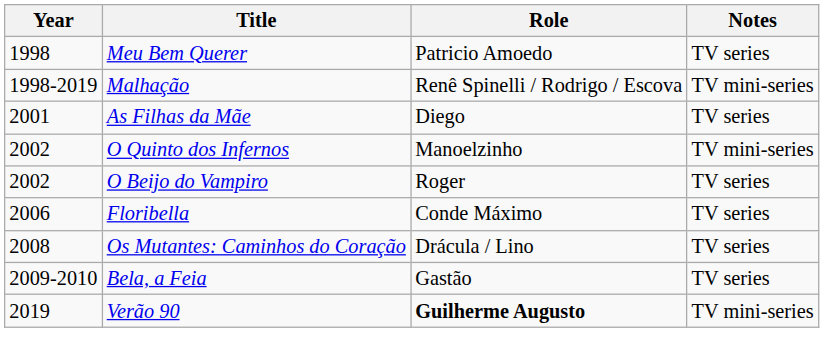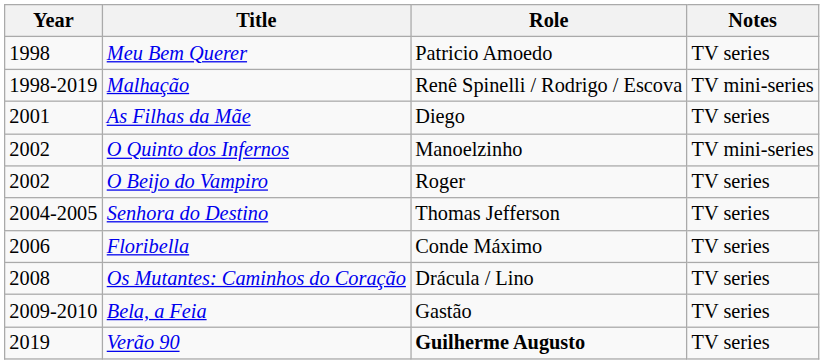+ row: (187, 213)
(753, 310) TV mini-series -> (731, 342) TV series
